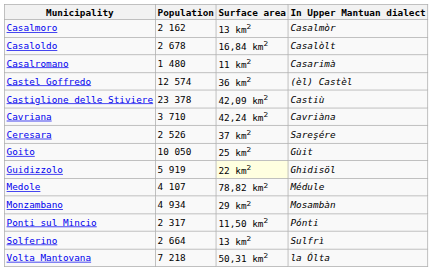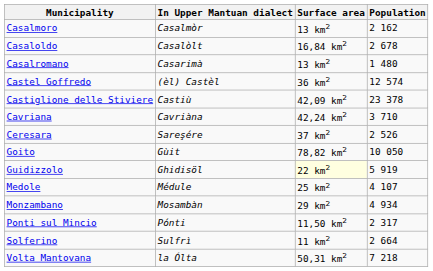columns swapped: (358, 12) <-> (186, 12)
(235, 64) 11 km2 -> (314, 64) 13 km2
(235, 152) 25 km2 -> (322, 152) 78,82 km2
(243, 187) 78,82 km2 -> (314, 187) 25 km2
(235, 240) 13 km2 -> (314, 240) 11 km2
